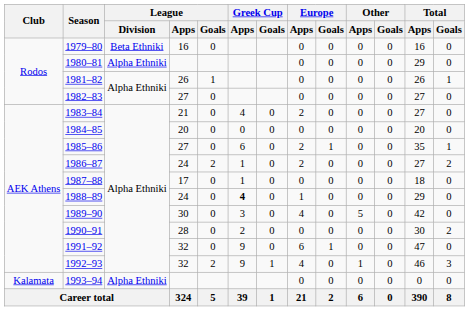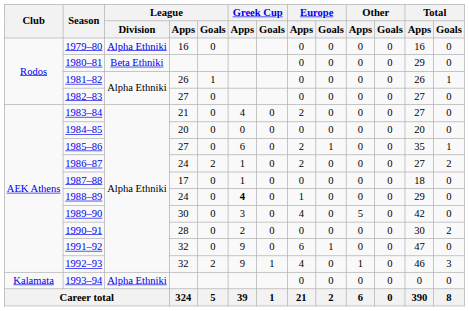(137, 46) Beta Ethniki -> (137, 46) Alpha Ethniki
(137, 63) Alpha Ethniki -> (137, 63) Beta Ethniki
